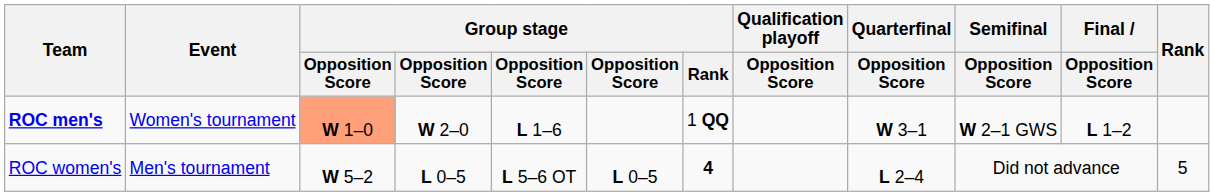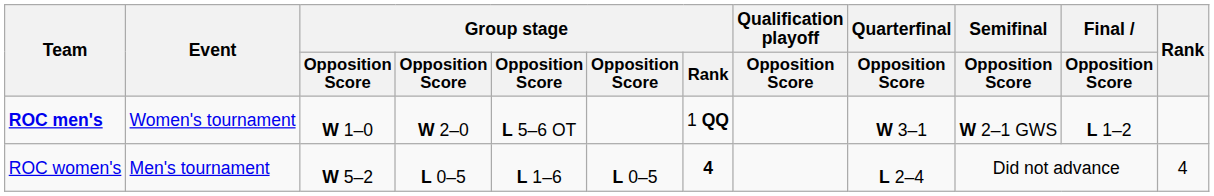(348, 130) lightsalmon background -> (348, 130) no background
(539, 130) L 1–6 -> (539, 130) L 5–6 OT
(539, 177) L 5–6 OT -> (539, 177) L 1–6
(1183, 168) 5 -> (1183, 168) 4
